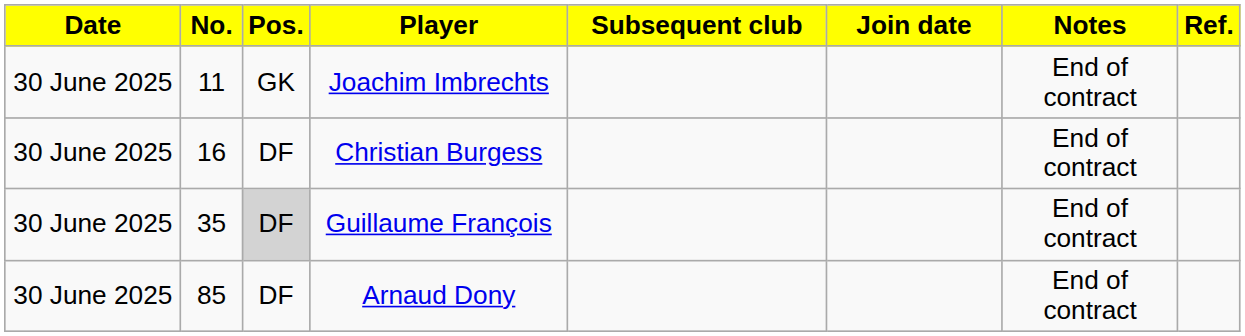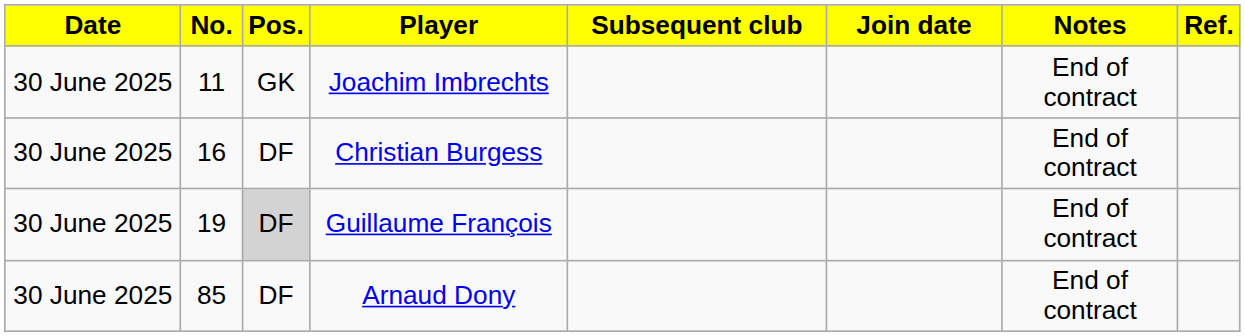(212, 223) 35 -> (212, 223) 19
